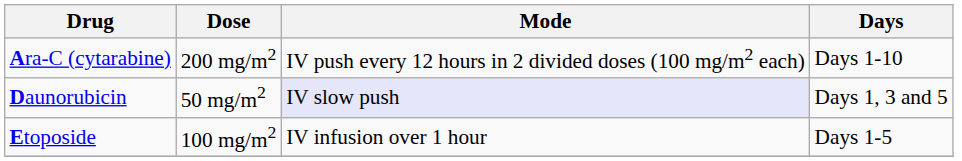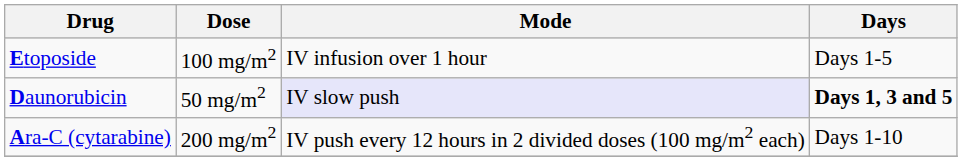rows swapped: (90, 57) <-> (53, 137)
(881, 97) normal -> (883, 97) bold
